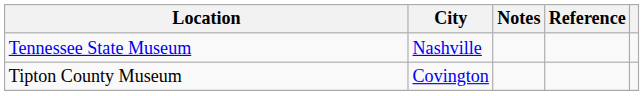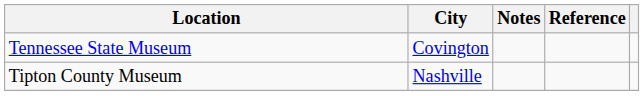(447, 47) Nashville -> (451, 47) Covington
(451, 76) Covington -> (447, 76) Nashville
